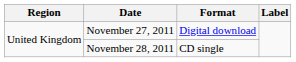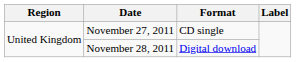(218, 30) Digital download -> (201, 30) CD single
(201, 48) CD single -> (218, 48) Digital download
